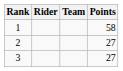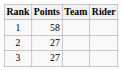columns swapped: (46, 12) <-> (103, 12)
